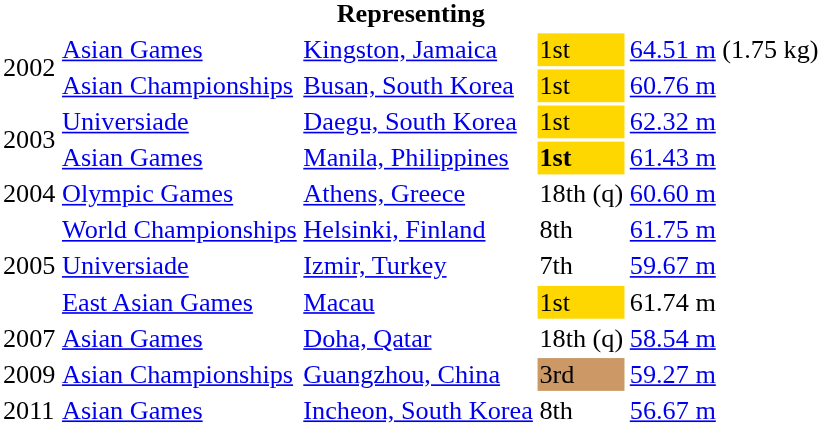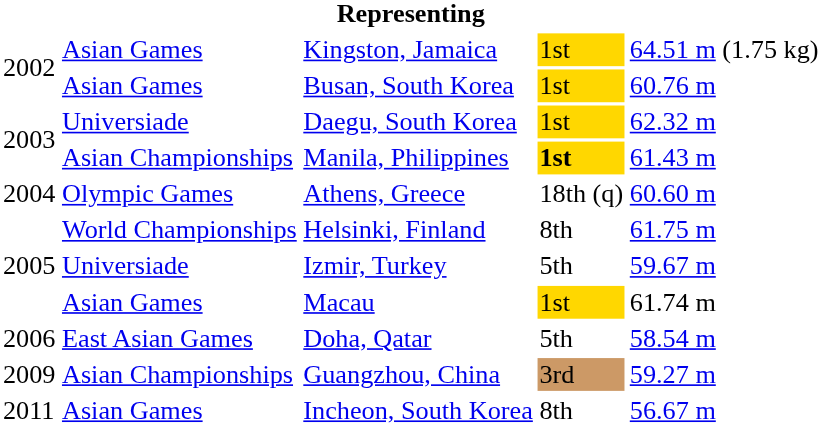(177, 85) Asian Championships -> (132, 85) Asian Games
(132, 157) Asian Games -> (177, 157) Asian Championships
(556, 265) 7th -> (556, 265) 5th
(157, 302) East Asian Games -> (132, 302) Asian Games
(29, 338) 2007 -> (29, 338) 2006
(132, 338) Asian Games -> (157, 338) East Asian Games
(581, 338) 18th (q) -> (556, 338) 5th
